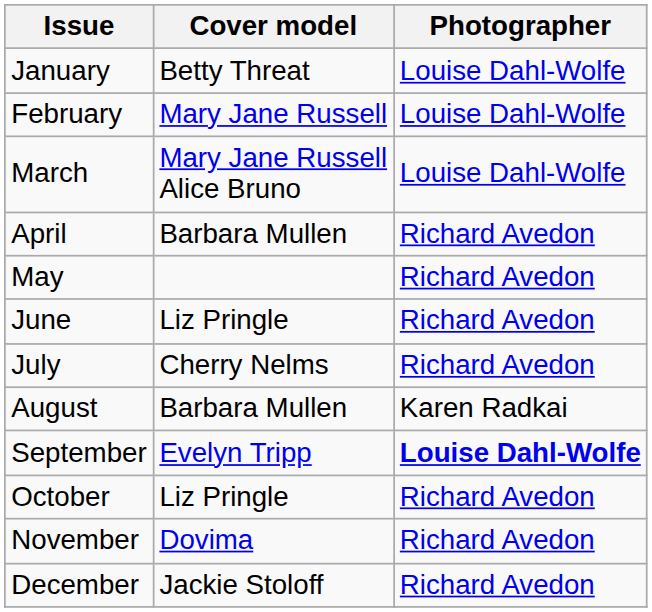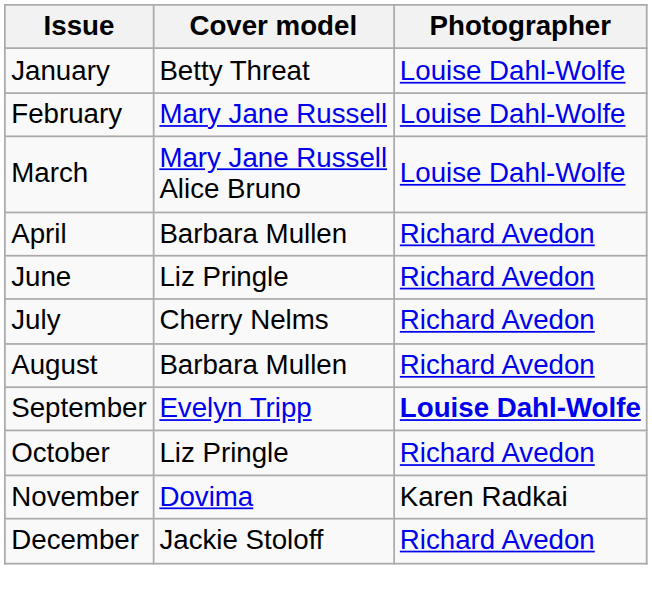- row: (37, 277)
(484, 408) Karen Radkai -> (497, 364) Richard Avedon
(497, 540) Richard Avedon -> (484, 496) Karen Radkai
